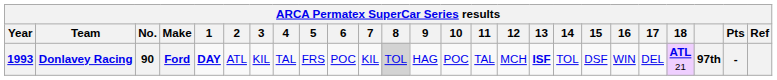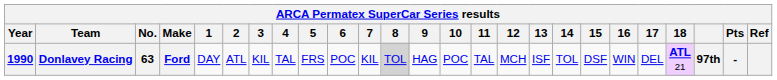(20, 59) 1993 -> (20, 59) 1990
(148, 59) 90 -> (148, 59) 63
(209, 59) bold -> (209, 59) normal
(542, 59) bold -> (541, 59) normal
